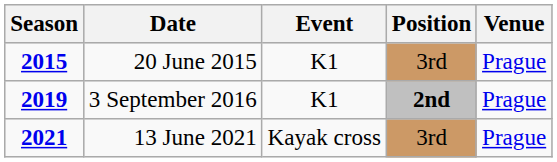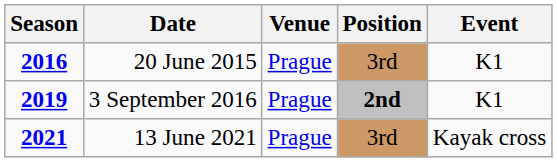columns swapped: (514, 23) <-> (324, 23)
(44, 61) 2015 -> (44, 61) 2016
